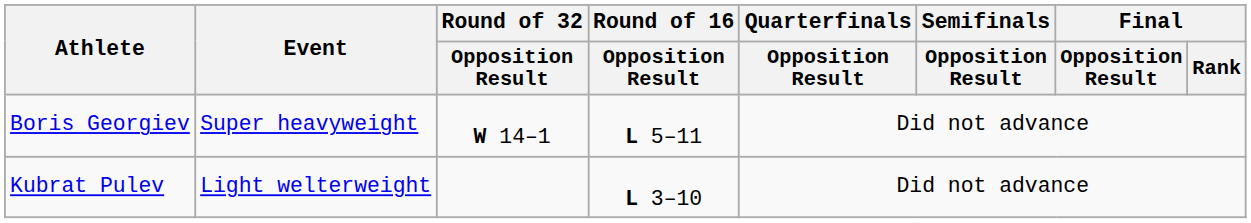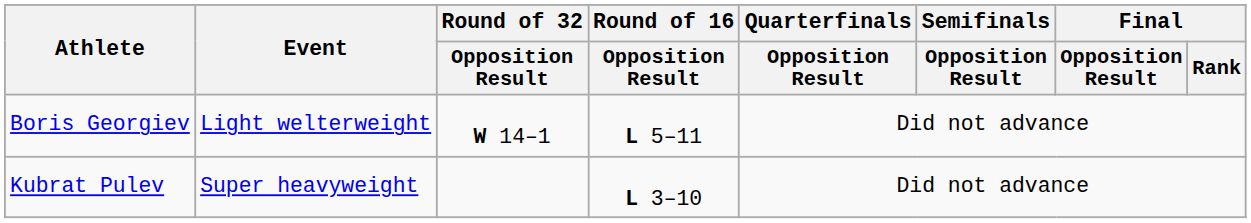(309, 125) Super heavyweight -> (316, 125) Light welterweight
(316, 187) Light welterweight -> (309, 187) Super heavyweight
